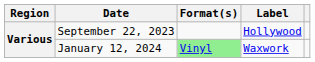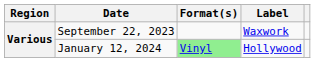(273, 31) Hollywood -> (266, 31) Waxwork
(266, 48) Waxwork -> (273, 48) Hollywood
